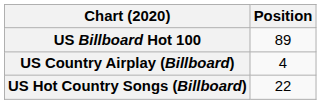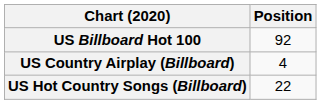(283, 39) 89 -> (283, 39) 92
